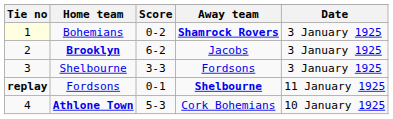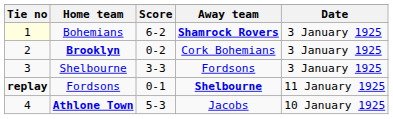(156, 32) 0-2 -> (156, 32) 6-2
(156, 50) 6-2 -> (156, 50) 0-2
(228, 50) Jacobs -> (228, 50) Cork Bohemians
(228, 105) Cork Bohemians -> (228, 105) Jacobs
